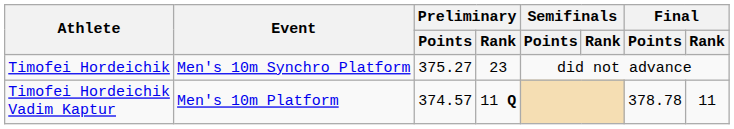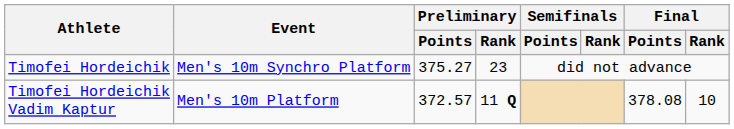(445, 101) 374.57 -> (445, 101) 372.57
(655, 101) 378.78 -> (655, 101) 378.08
(707, 101) 11 -> (707, 101) 10
